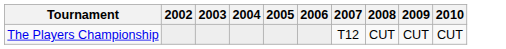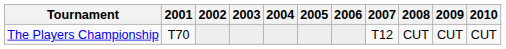+ column: (179, 15)
